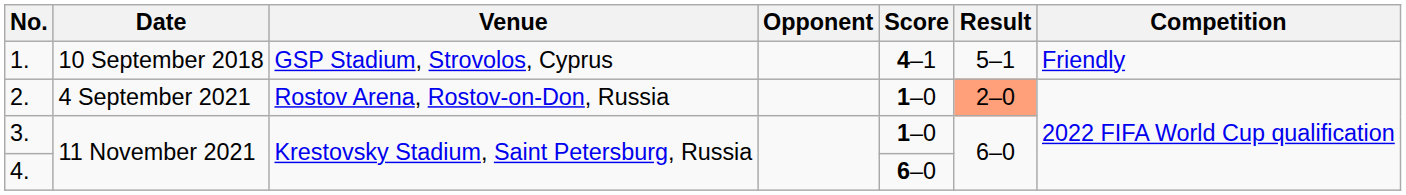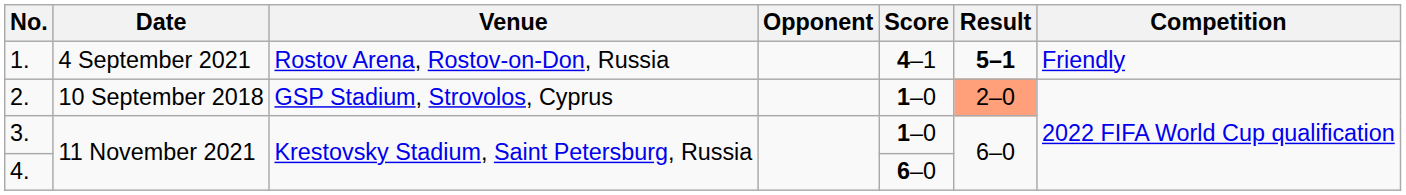(161, 60) 10 September 2018 -> (155, 60) 4 September 2021
(444, 60) GSP Stadium, Strovolos, Cyprus -> (472, 60) Rostov Arena, Rostov-on-Don, Russia
(996, 60) normal -> (996, 60) bold
(155, 97) 4 September 2021 -> (161, 97) 10 September 2018
(472, 97) Rostov Arena, Rostov-on-Don, Russia -> (444, 97) GSP Stadium, Strovolos, Cyprus
